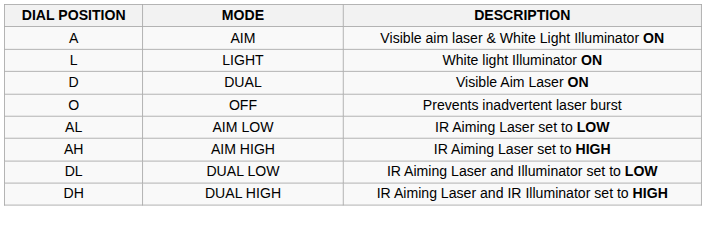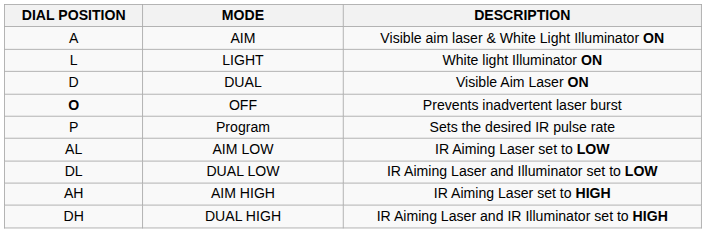(74, 104) normal -> (74, 104) bold
+ row: (243, 127)
rows swapped: (243, 171) <-> (243, 149)
